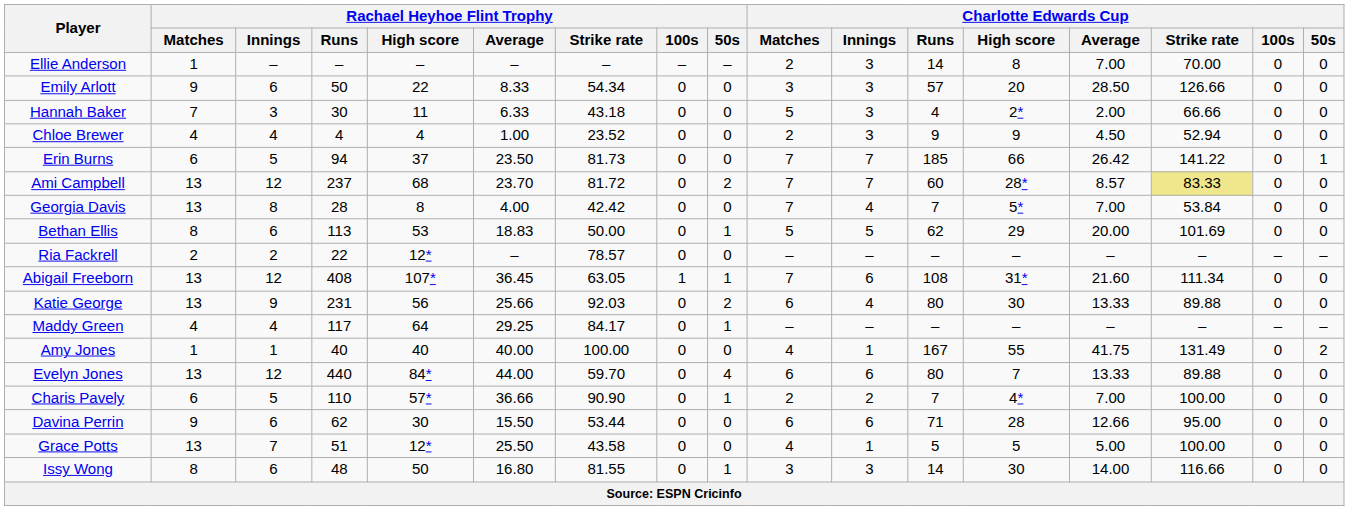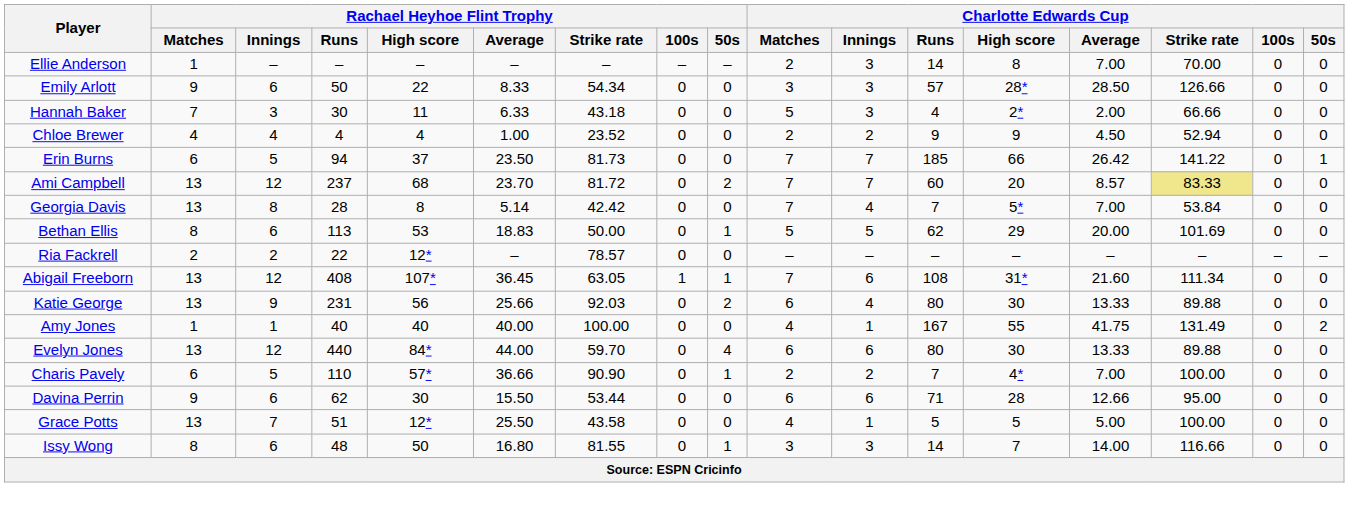(1016, 87) 20 -> (1016, 87) 28*
(869, 135) 3 -> (869, 135) 2
(1016, 183) 28* -> (1016, 183) 20
(515, 207) 4.00 -> (515, 207) 5.14
- row: (78, 326)
(1016, 374) 7 -> (1016, 350) 30
(1016, 469) 30 -> (1016, 445) 7
